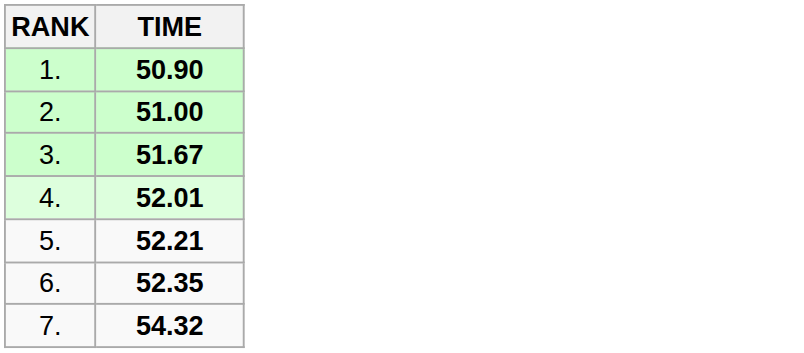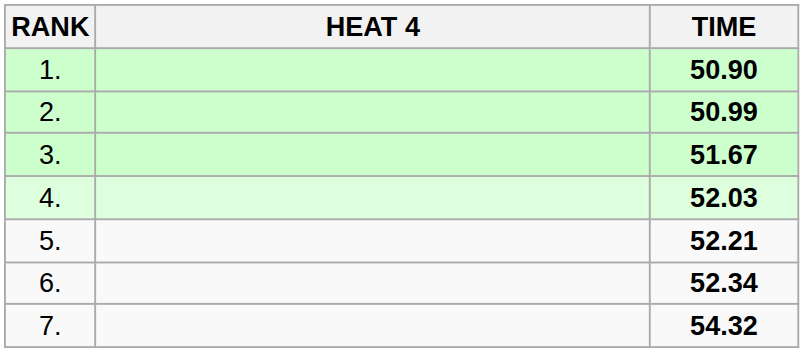+ column: (373, 27)
(170, 112) 51.00 -> (724, 112) 50.99
(170, 198) 52.01 -> (724, 198) 52.03
(170, 283) 52.35 -> (724, 283) 52.34
